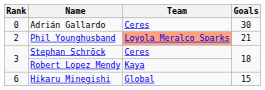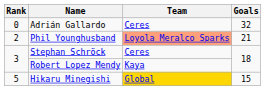(246, 25) 30 -> (246, 25) 32
(16, 79) 6 -> (16, 79) 5
(139, 79) no background -> (139, 79) gold background
